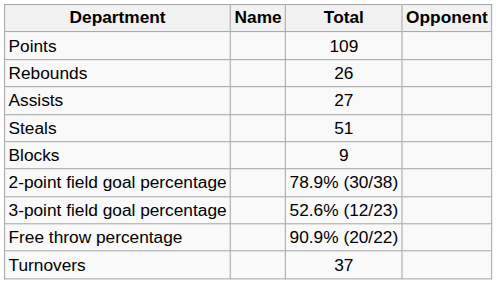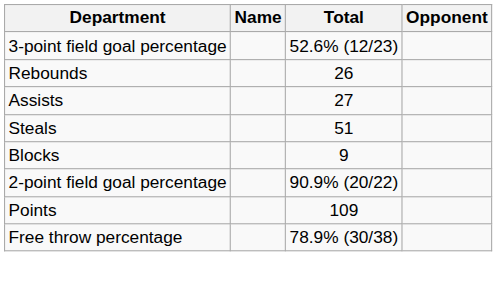rows swapped: (33, 45) <-> (118, 210)
(344, 182) 78.9% (30/38) -> (344, 182) 90.9% (20/22)
(344, 237) 90.9% (20/22) -> (344, 237) 78.9% (30/38)
- row: (47, 264)
